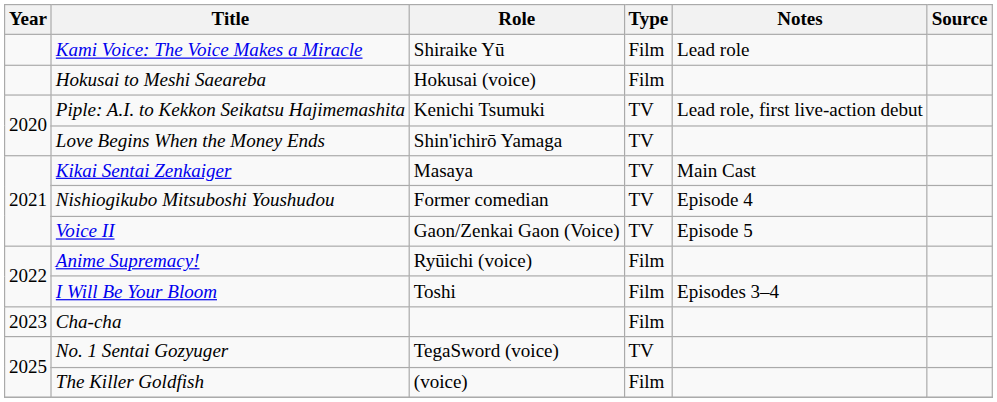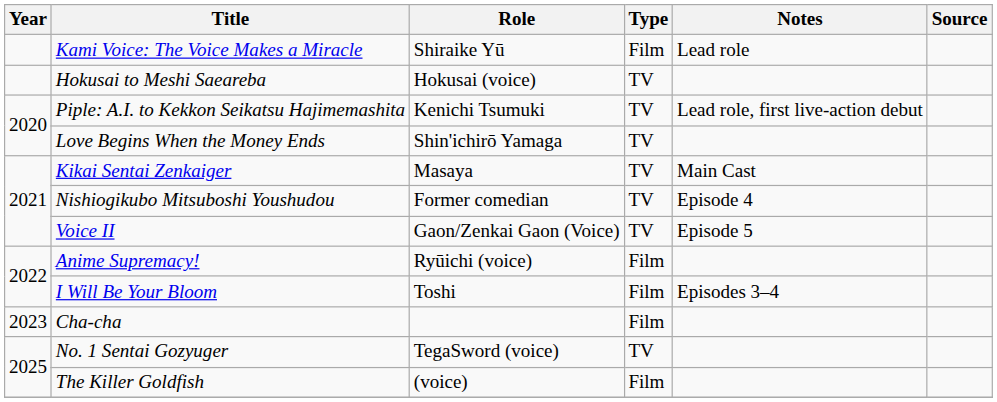(646, 79) Film -> (641, 79) TV
